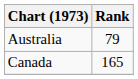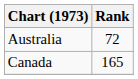(112, 39) 79 -> (112, 39) 72
